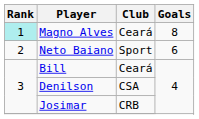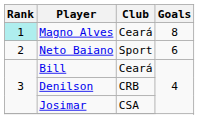(129, 86) CSA -> (129, 86) CRB
(129, 105) CRB -> (129, 105) CSA
